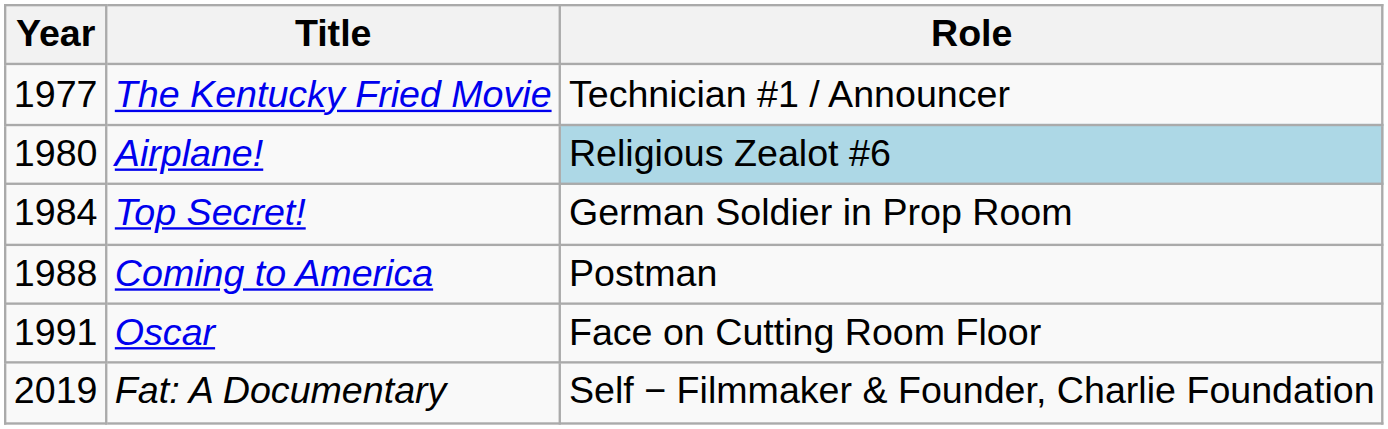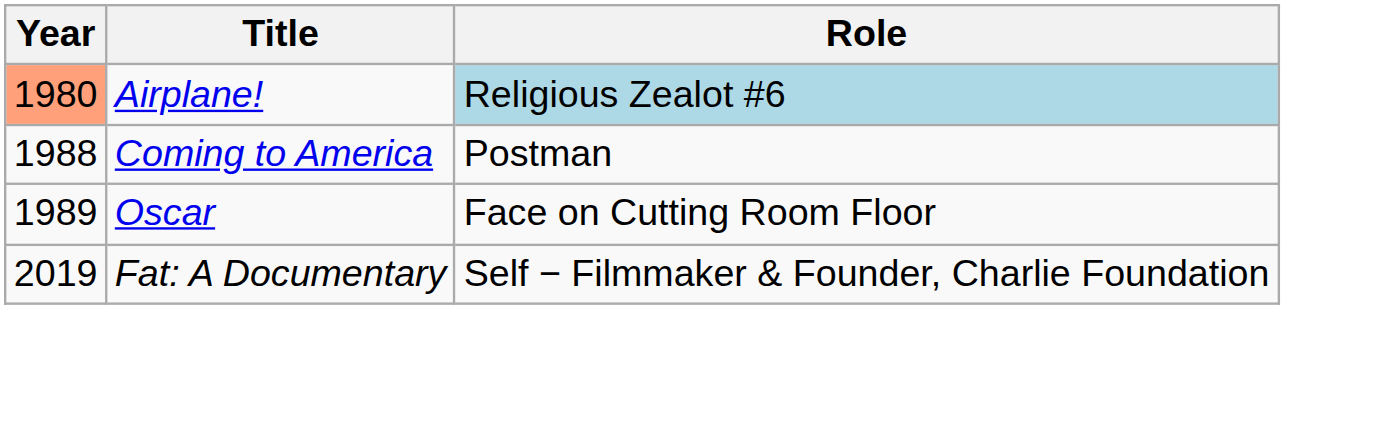- row: (333, 93)
(56, 153) no background -> (56, 93) lightsalmon background
- row: (210, 213)
(56, 332) 1991 -> (56, 213) 1989
